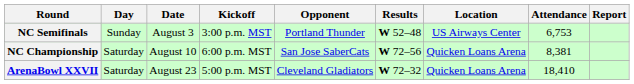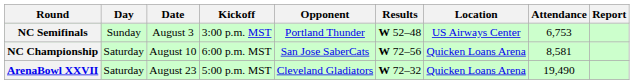(559, 51) 8,381 -> (559, 51) 8,581
(559, 70) 18,410 -> (559, 70) 19,490
